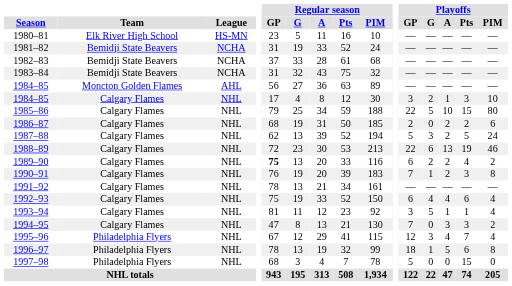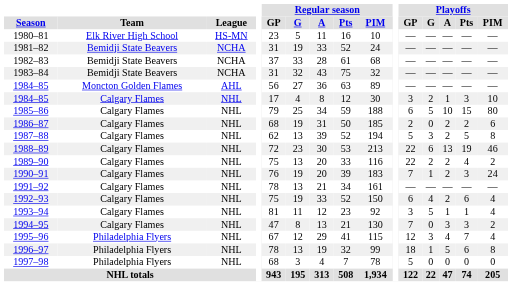(410, 111) 22 -> (410, 111) 6
(493, 136) 24 -> (493, 136) 8
(274, 161) bold -> (274, 161) normal
(410, 161) 6 -> (410, 161) 22
(493, 174) 8 -> (493, 174) 24
(447, 199) 4 -> (447, 199) 2
(467, 262) 15 -> (467, 262) 0
